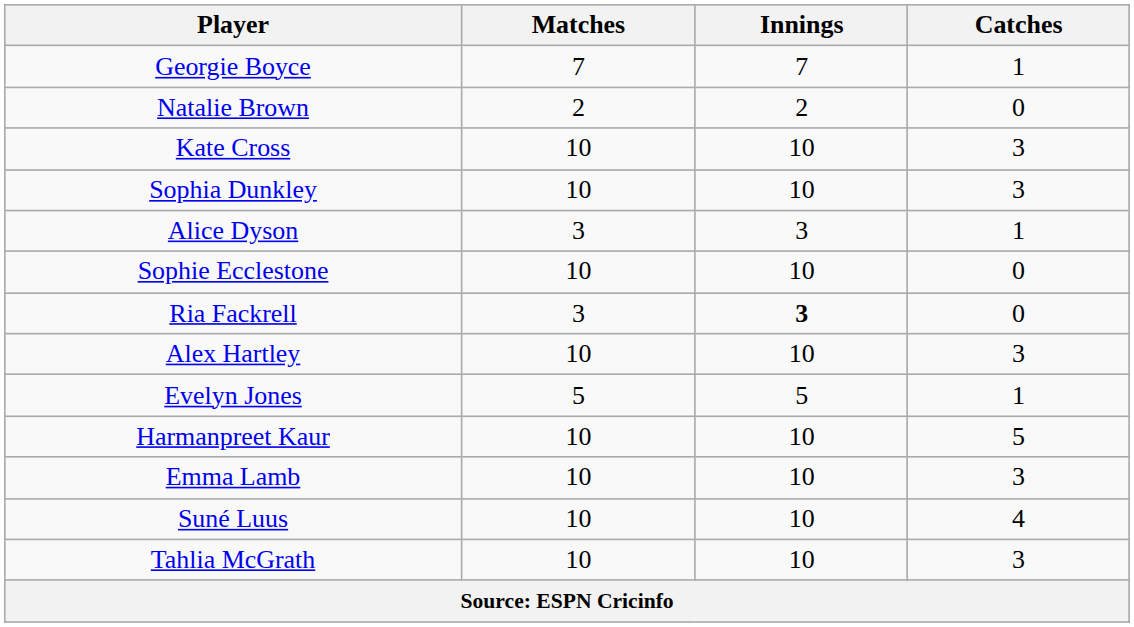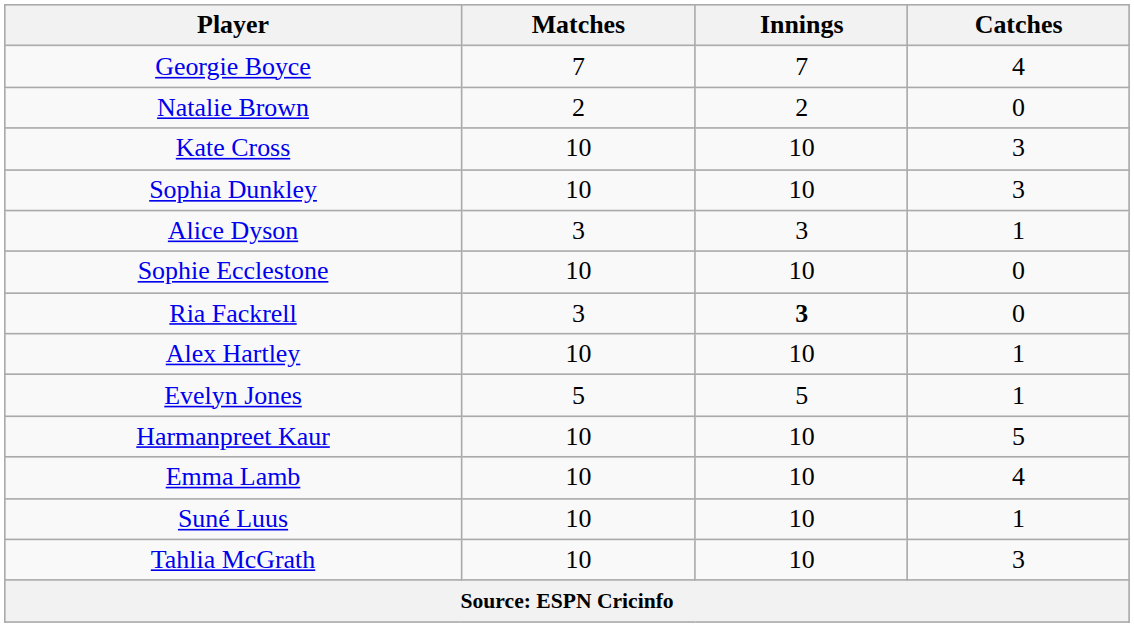(1019, 66) 1 -> (1019, 66) 4
(1019, 353) 3 -> (1019, 353) 1
(1019, 477) 3 -> (1019, 477) 4
(1019, 518) 4 -> (1019, 518) 1
